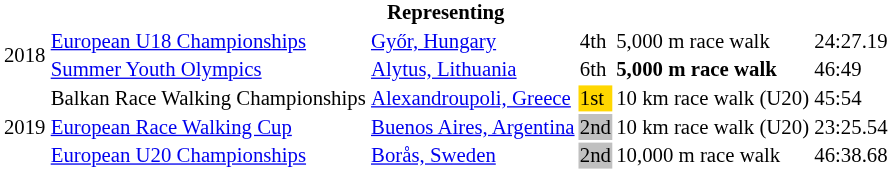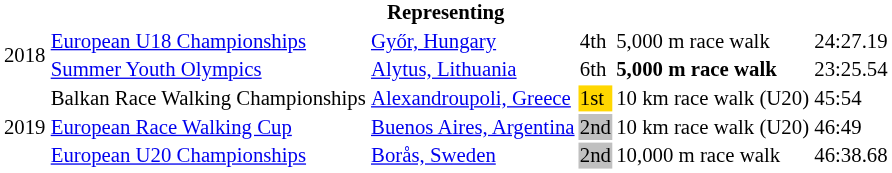(838, 69) 46:49 -> (851, 69) 23:25.54
(851, 126) 23:25.54 -> (838, 126) 46:49
